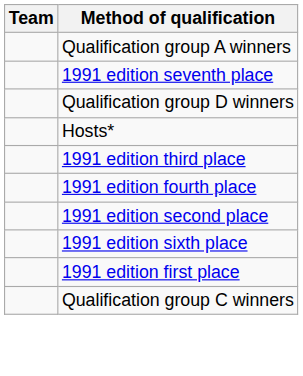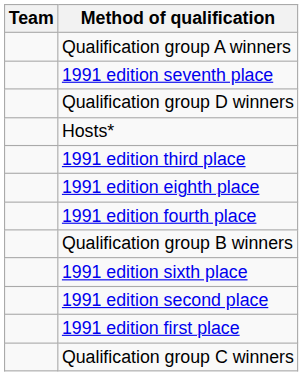+ row: (161, 187)
+ row: (177, 243)
rows swapped: (165, 215) <-> (155, 243)
